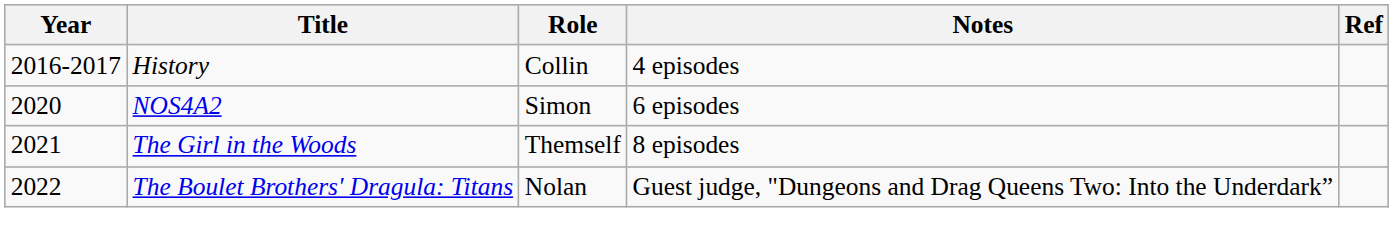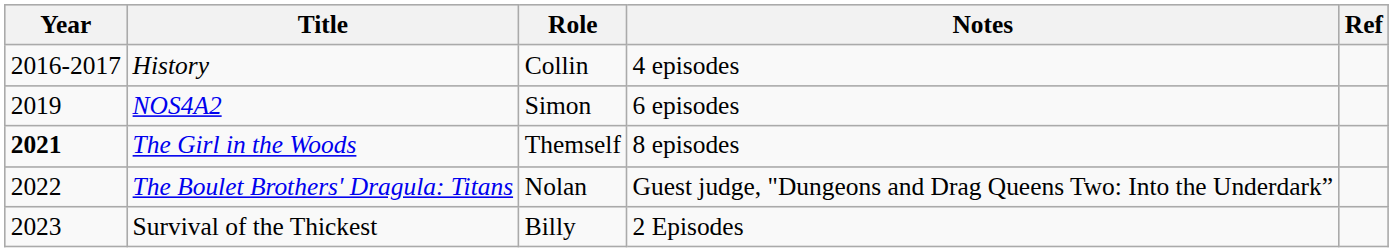(36, 105) 2020 -> (36, 105) 2019
(36, 145) normal -> (36, 145) bold
+ row: (255, 226)
